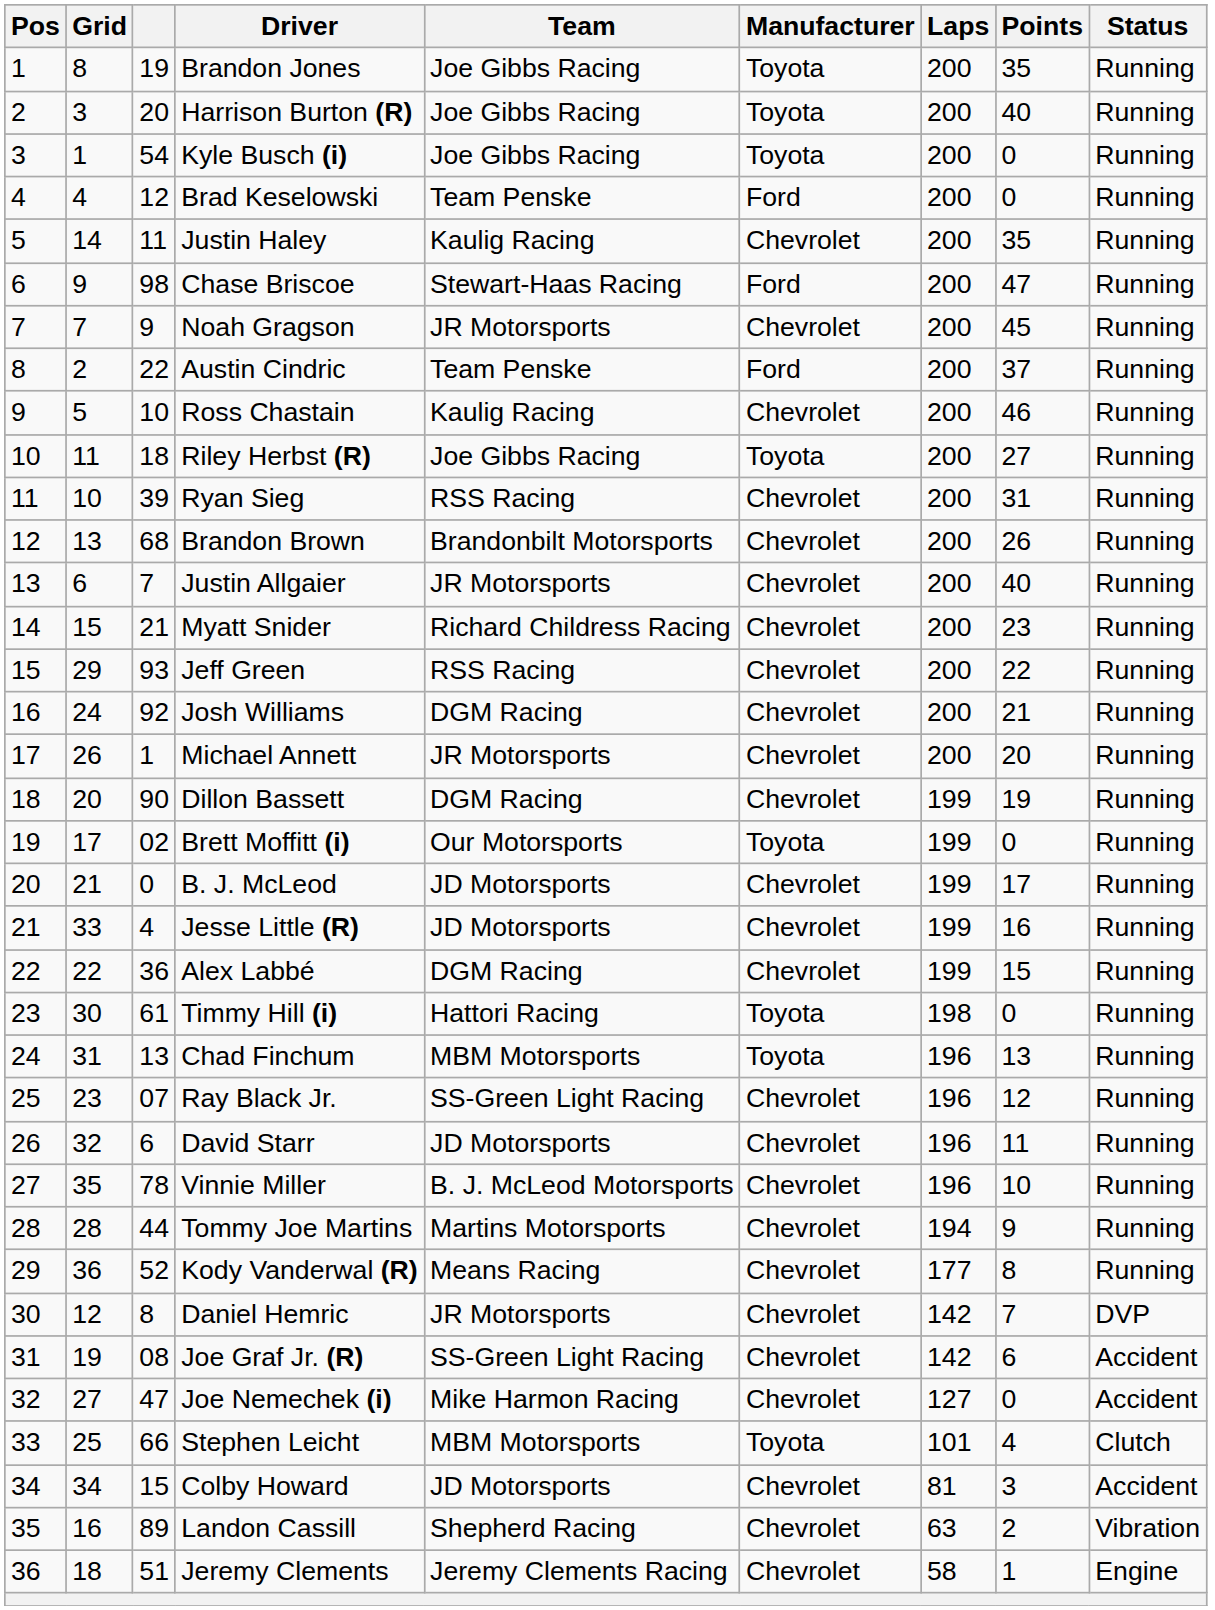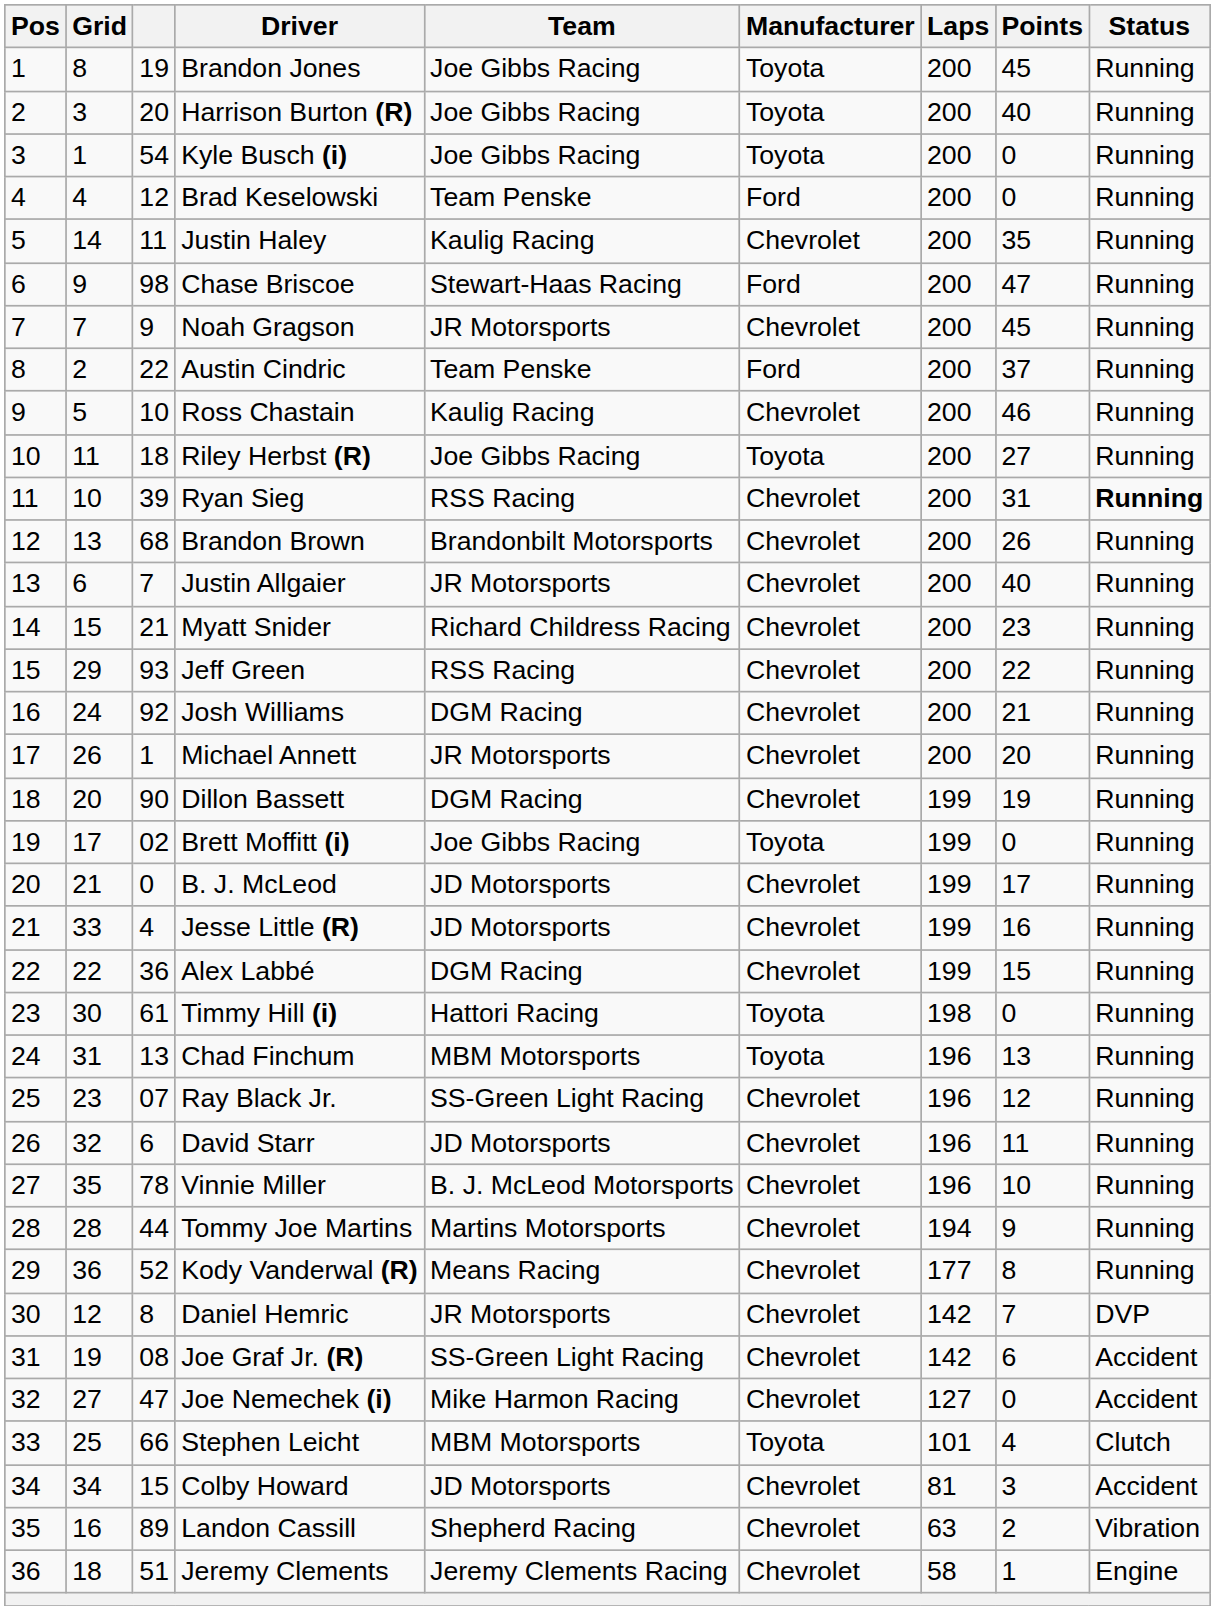(1016, 68) 35 -> (1016, 68) 45
(1145, 497) normal -> (1149, 497) bold
(526, 841) Our Motorsports -> (535, 841) Joe Gibbs Racing
